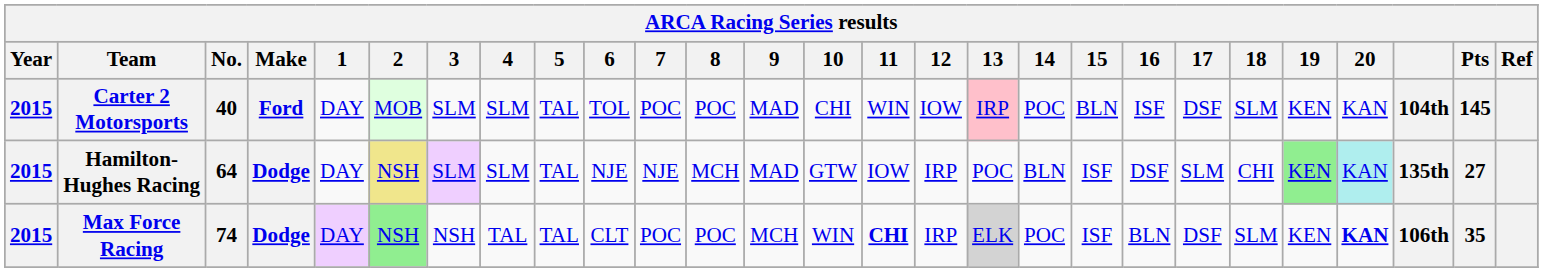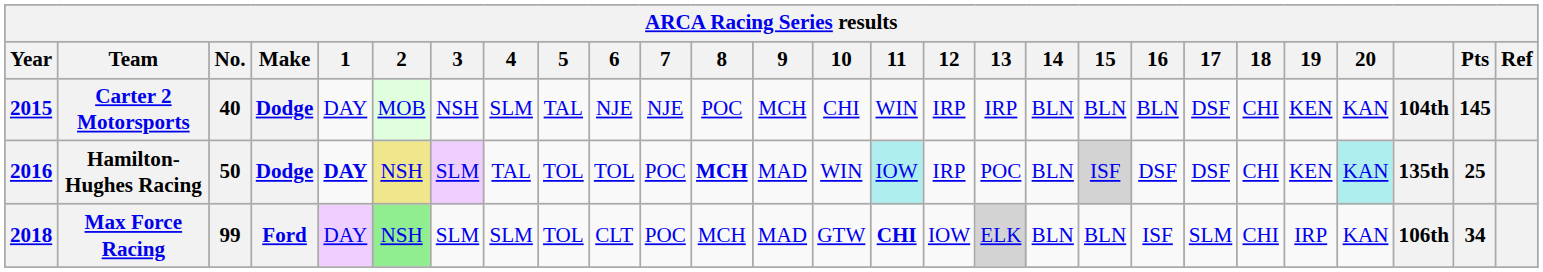(281, 109) Ford -> (285, 109) Dodge
(454, 109) SLM -> (457, 109) NSH
(609, 109) TOL -> (614, 109) NJE
(661, 109) POC -> (665, 109) NJE
(774, 109) MAD -> (782, 109) MCH
(941, 109) IOW -> (949, 109) IRP
(993, 109) pink background -> (1001, 109) no background
(1044, 109) POC -> (1053, 109) BLN
(1149, 109) ISF -> (1158, 109) BLN
(1256, 109) SLM -> (1261, 109) CHI
(31, 172) 2015 -> (31, 172) 2016
(227, 172) 64 -> (230, 172) 50
(342, 172) normal -> (345, 172) bold
(508, 172) SLM -> (511, 172) TAL
(559, 172) TAL -> (563, 172) TOL
(609, 172) NJE -> (614, 172) TOL
(660, 172) NJE -> (665, 172) POC
(715, 172) normal -> (722, 172) bold
(833, 172) GTW -> (841, 172) WIN
(888, 172) no background -> (897, 172) paleturquoise background
(1097, 172) no background -> (1105, 172) lightgrey background
(1202, 172) SLM -> (1211, 172) DSF
(1310, 172) lightgreen background -> (1311, 172) no background
(1475, 172) 27 -> (1475, 172) 25
(31, 235) 2015 -> (31, 235) 2018
(227, 235) 74 -> (230, 235) 99
(281, 235) Dodge -> (285, 235) Ford
(454, 235) NSH -> (458, 235) SLM
(508, 235) TAL -> (511, 235) SLM
(559, 235) TAL -> (563, 235) TOL
(715, 235) POC -> (722, 235) MCH
(774, 235) MCH -> (782, 235) MAD
(833, 235) WIN -> (841, 235) GTW
(941, 235) IRP -> (949, 235) IOW
(1044, 235) POC -> (1053, 235) BLN
(1097, 235) ISF -> (1105, 235) BLN
(1149, 235) BLN -> (1158, 235) ISF
(1202, 235) DSF -> (1211, 235) SLM
(1256, 235) SLM -> (1261, 235) CHI
(1310, 235) KEN -> (1311, 235) IRP
(1365, 235) bold -> (1366, 235) normal
(1475, 235) 35 -> (1475, 235) 34
